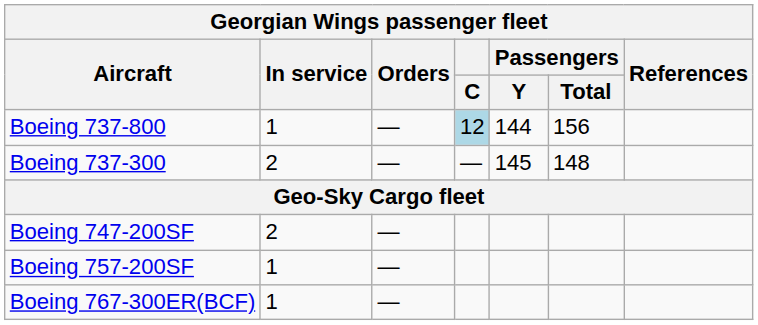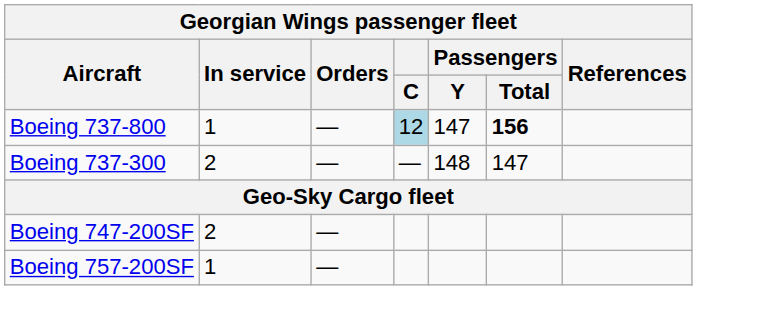(513, 127) 144 -> (452, 127) 147
(571, 127) normal -> (510, 127) bold
(513, 162) 145 -> (452, 162) 148
(571, 162) 148 -> (510, 162) 147
- row: (133, 302)
